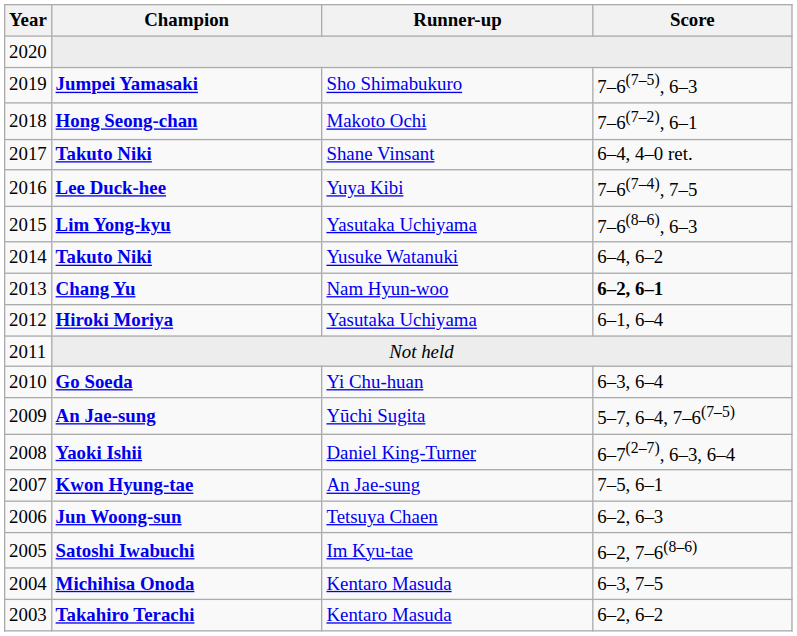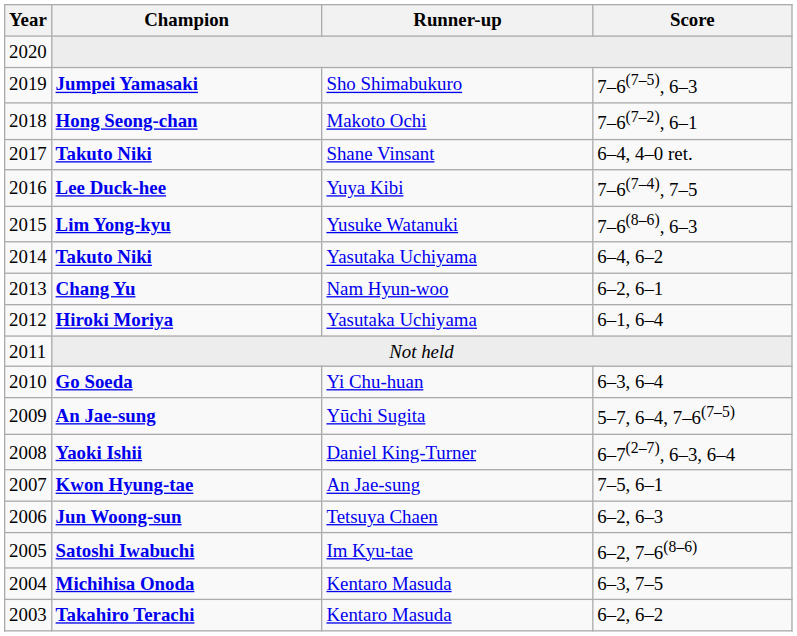(402, 224) Yasutaka Uchiyama -> (392, 224) Yusuke Watanuki
(392, 258) Yusuke Watanuki -> (402, 258) Yasutaka Uchiyama
(630, 289) bold -> (630, 289) normal
